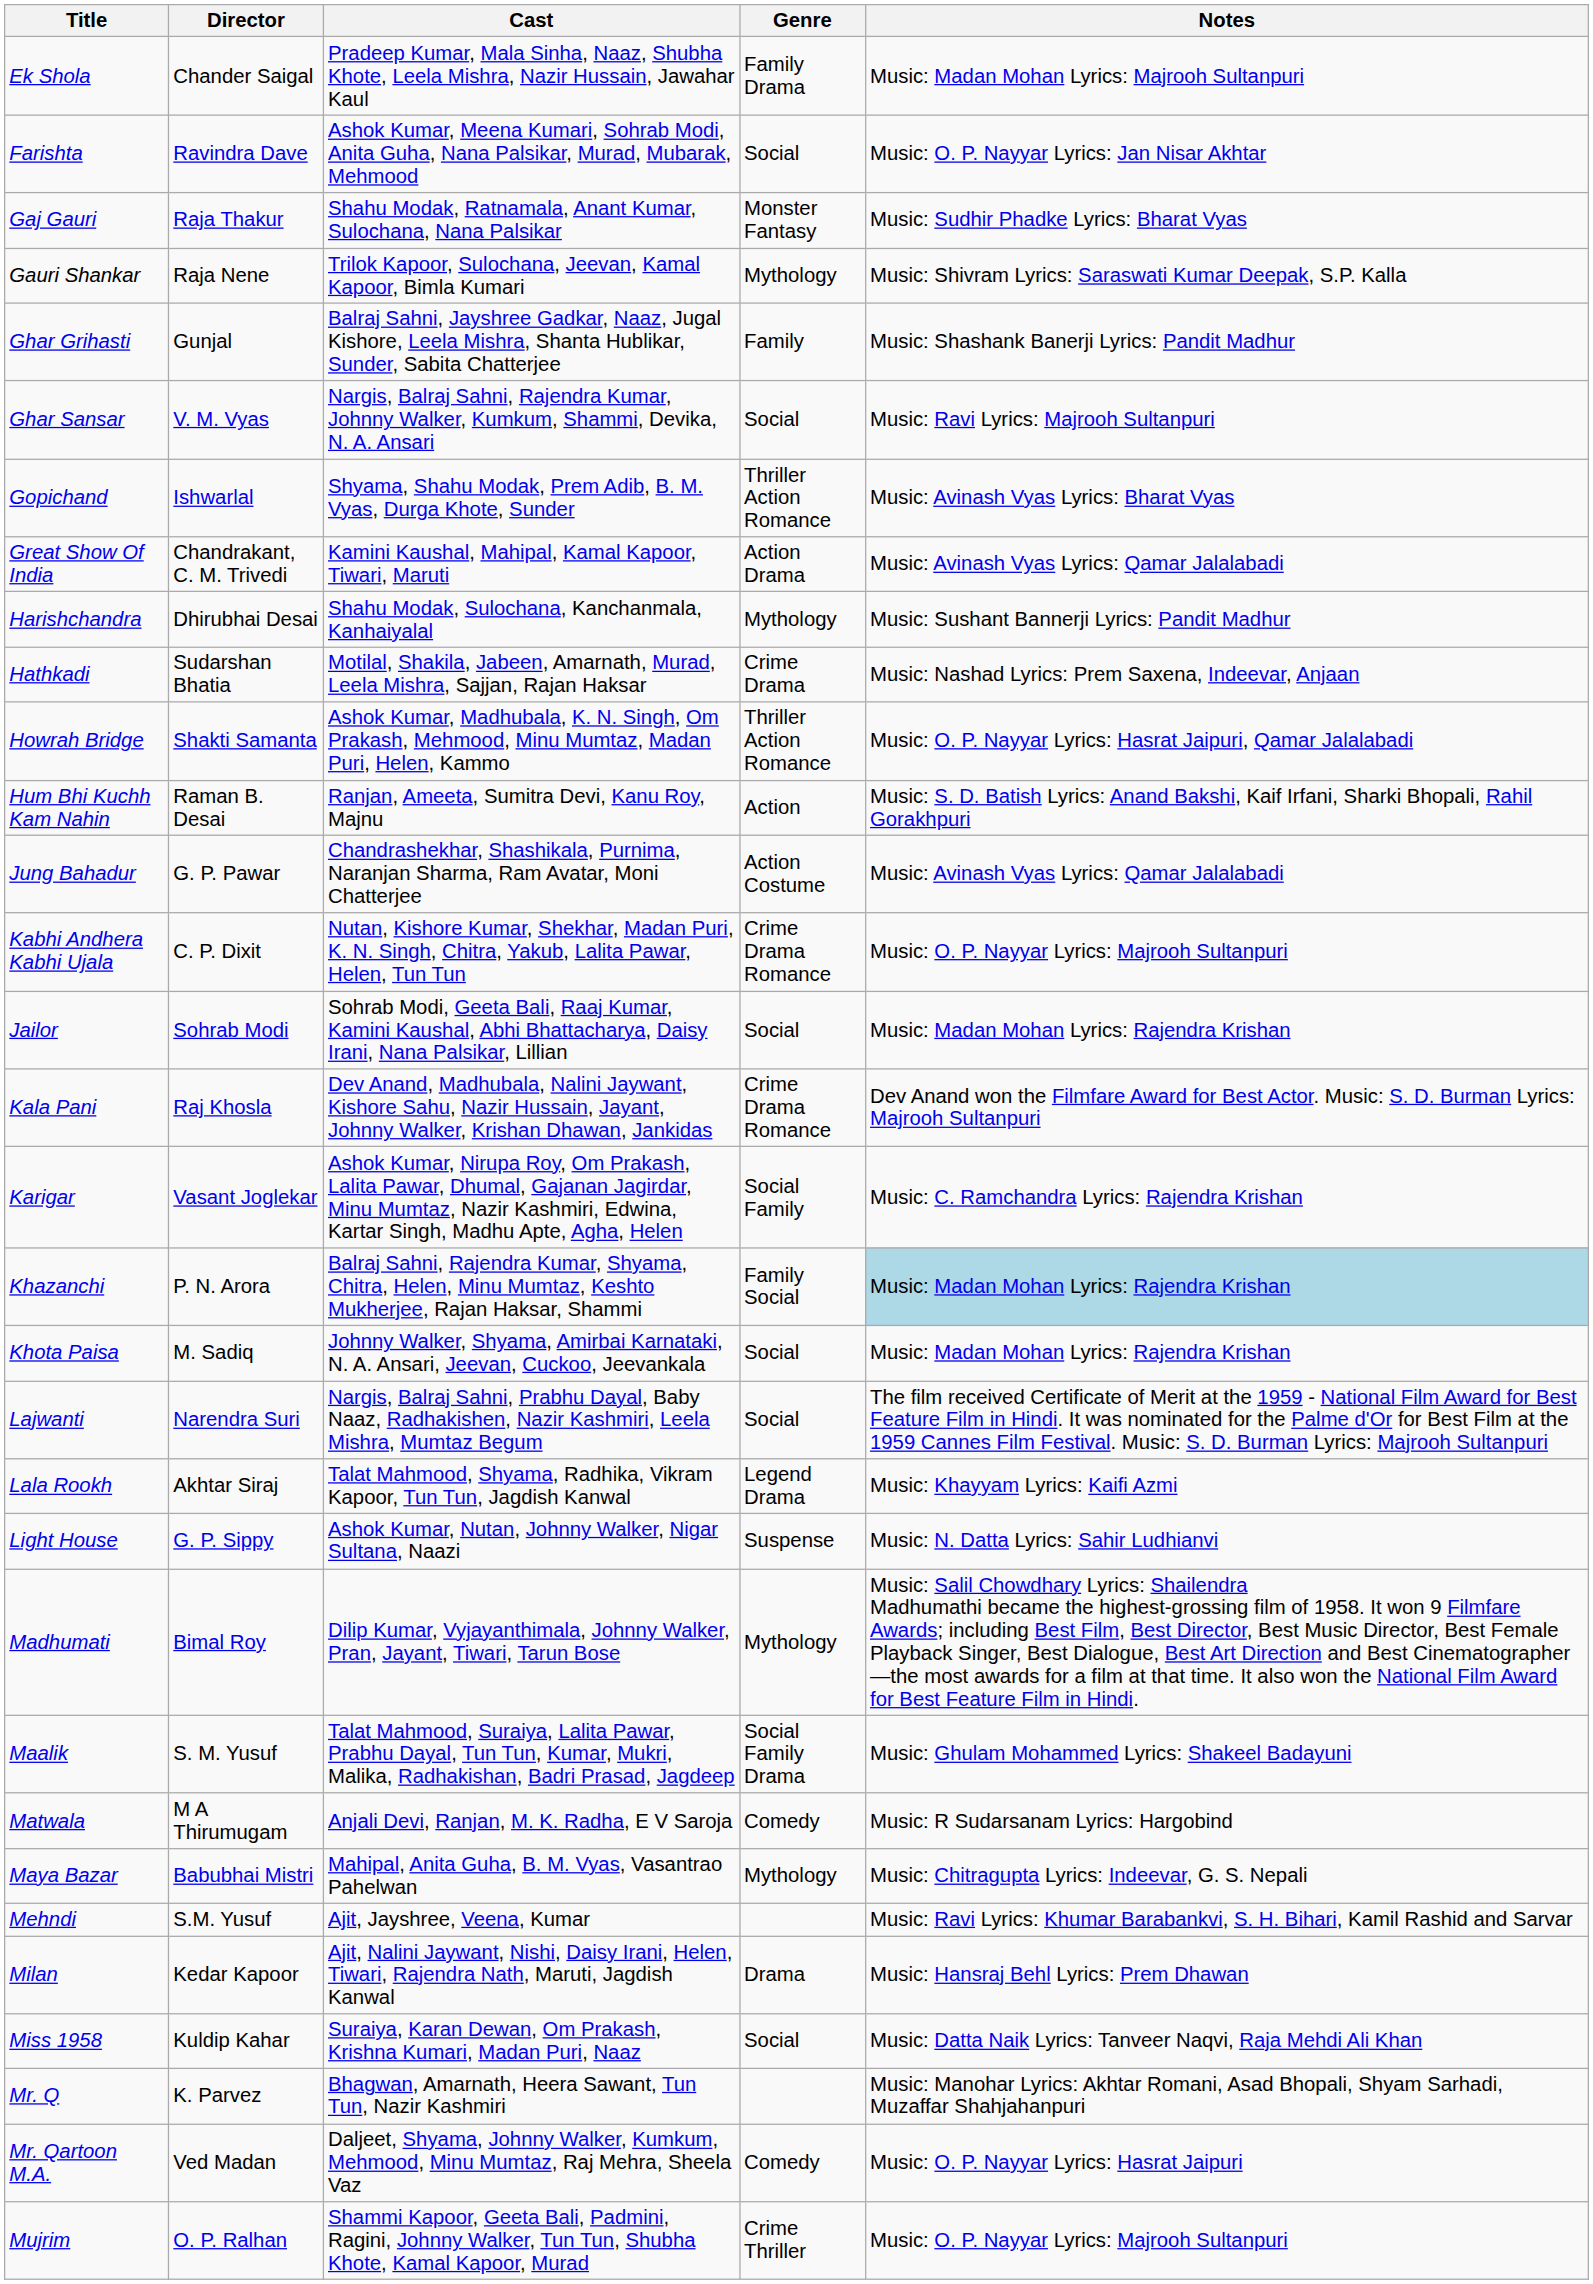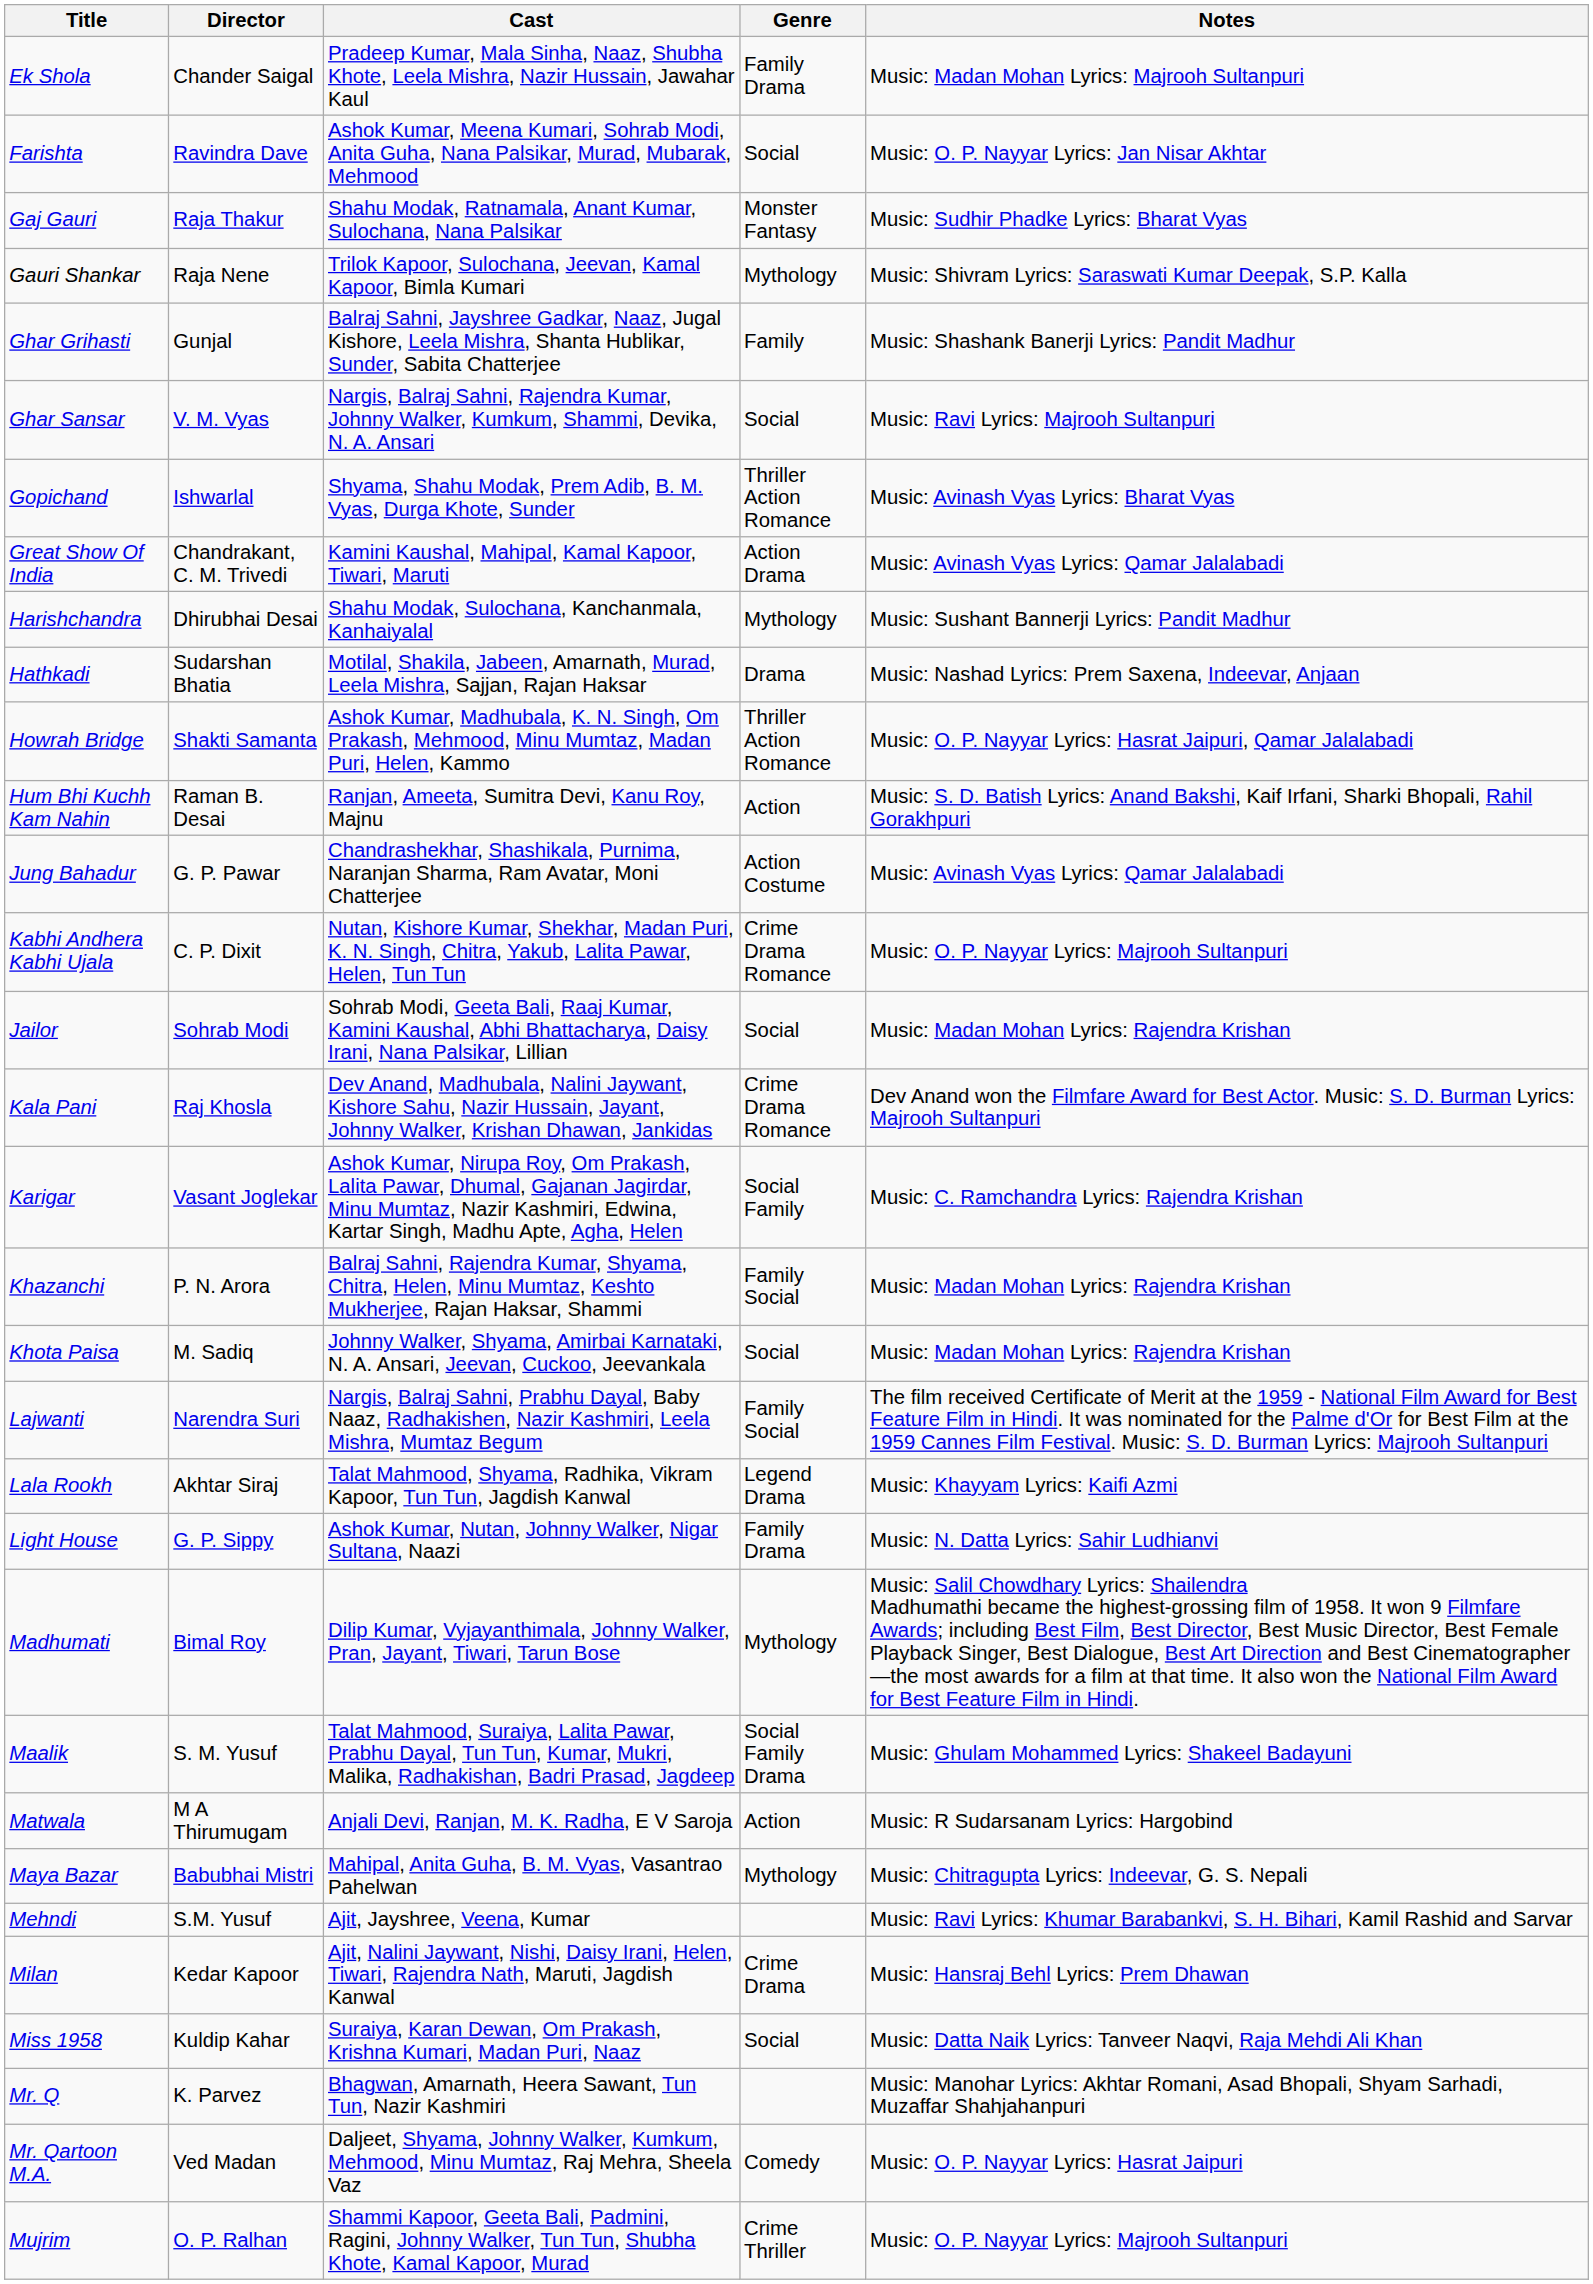(775, 674) Crime Drama -> (775, 674) Drama
(1080, 1286) lightblue background -> (1080, 1286) no background
(772, 1419) Social -> (774, 1419) Family Social
(789, 1541) Suspense -> (775, 1541) Family Drama
(782, 1820) Comedy -> (772, 1820) Action
(775, 1974) Drama -> (775, 1974) Crime Drama
